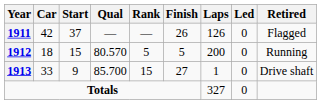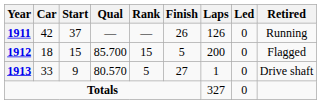(287, 33) Flagged -> (287, 33) Running
(110, 52) 80.570 -> (110, 52) 85.700
(146, 52) 5 -> (146, 52) 15
(287, 52) Running -> (287, 52) Flagged
(110, 71) 85.700 -> (110, 71) 80.570
(146, 71) 15 -> (146, 71) 5
